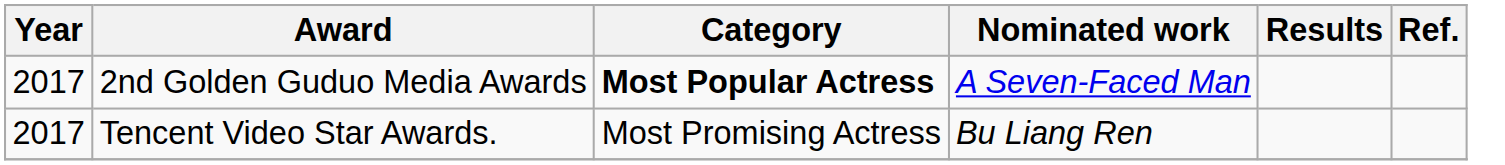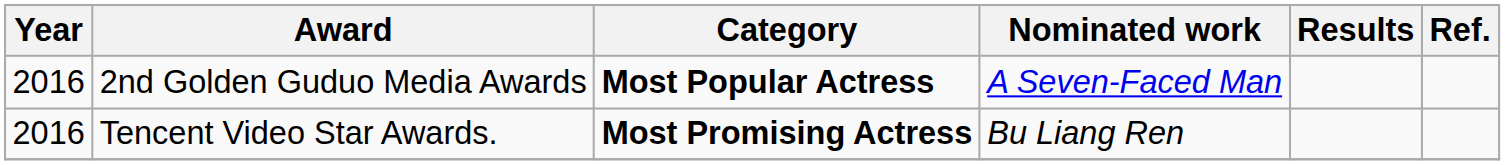(49, 81) 2017 -> (49, 81) 2016
(49, 133) 2017 -> (49, 133) 2016
(771, 133) normal -> (787, 133) bold
